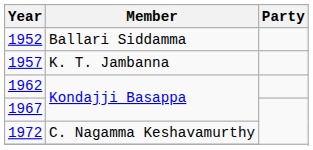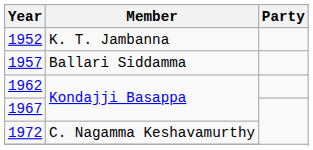(118, 40) Ballari Siddamma -> (109, 40) K. T. Jambanna
(109, 63) K. T. Jambanna -> (118, 63) Ballari Siddamma
